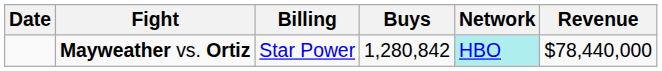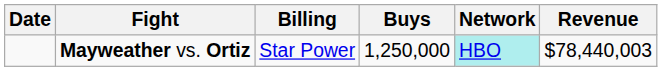(407, 50) 1,280,842 -> (407, 50) 1,250,000
(598, 50) $78,440,000 -> (598, 50) $78,440,003
